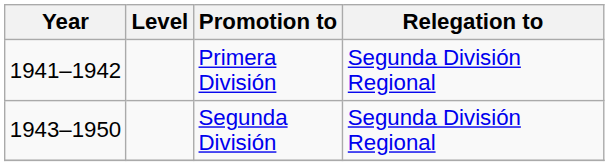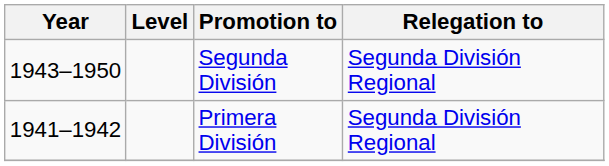rows swapped: (237, 69) <-> (243, 130)
